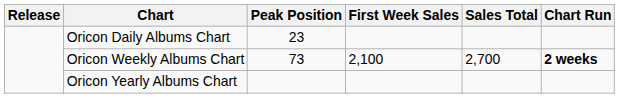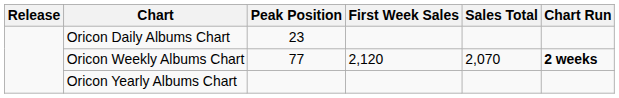(296, 59) 73 -> (296, 59) 77
(366, 59) 2,100 -> (366, 59) 2,120
(483, 59) 2,700 -> (483, 59) 2,070
